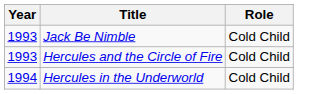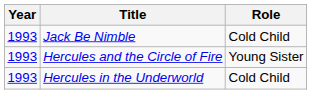(259, 57) Cold Child -> (266, 57) Young Sister
(22, 78) 1994 -> (22, 78) 1993
